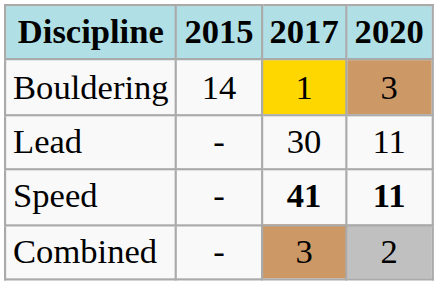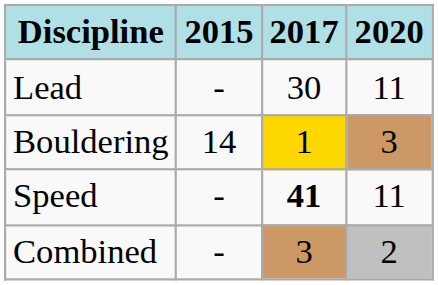rows swapped: (48, 141) <-> (91, 86)
(389, 196) bold -> (389, 196) normal
